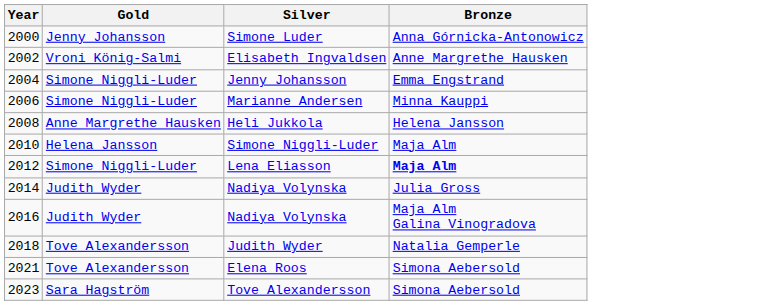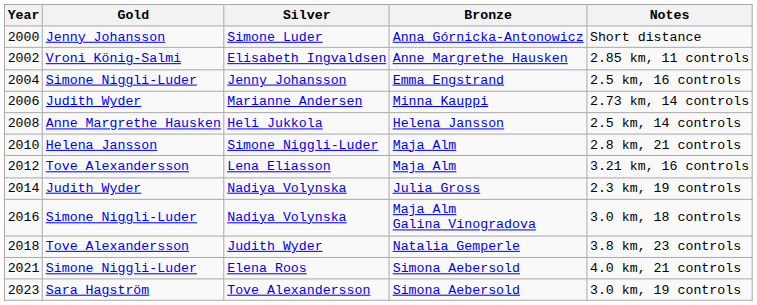+ column: (670, 15)
(121, 102) Simone Niggli-Luder -> (94, 102) Judith Wyder
(121, 167) Simone Niggli-Luder -> (117, 167) Tove Alexandersson
(425, 167) bold -> (425, 167) normal
(94, 217) Judith Wyder -> (121, 217) Simone Niggli-Luder
(117, 268) Tove Alexandersson -> (121, 268) Simone Niggli-Luder
